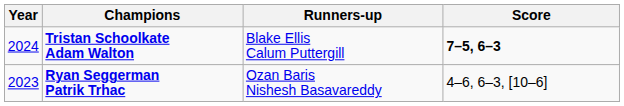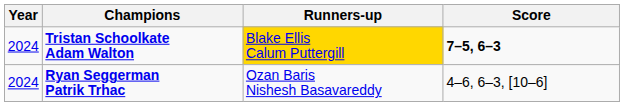(295, 46) no background -> (295, 46) gold background
(23, 83) 2023 -> (23, 83) 2024
